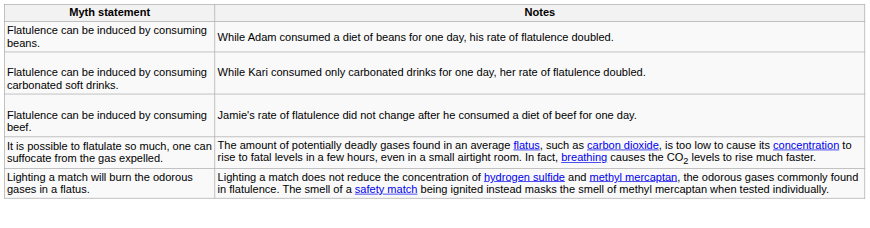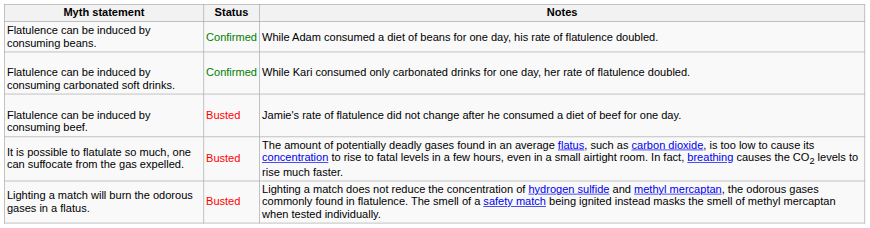+ column: (231, 13)
